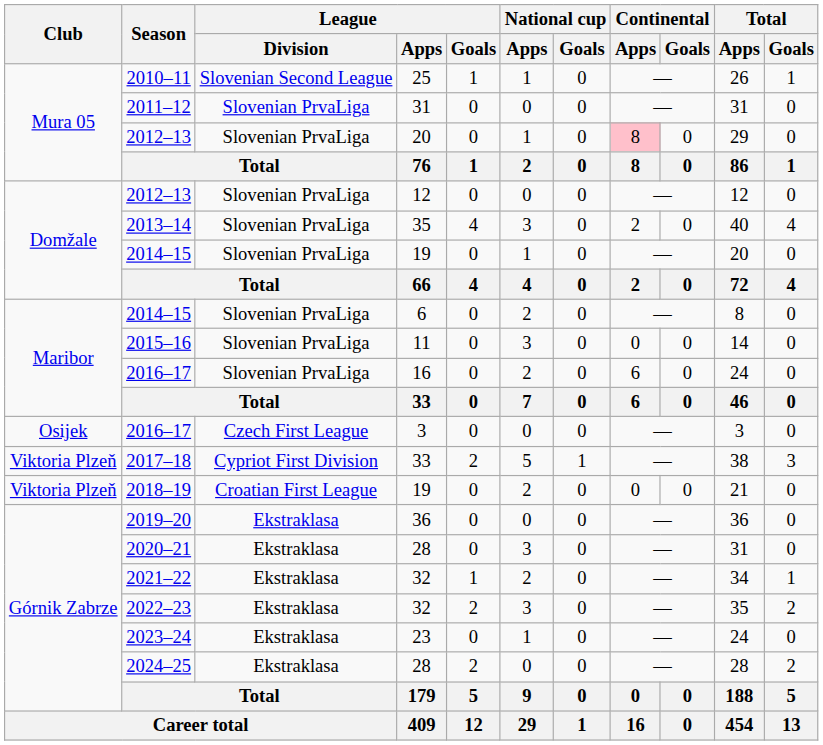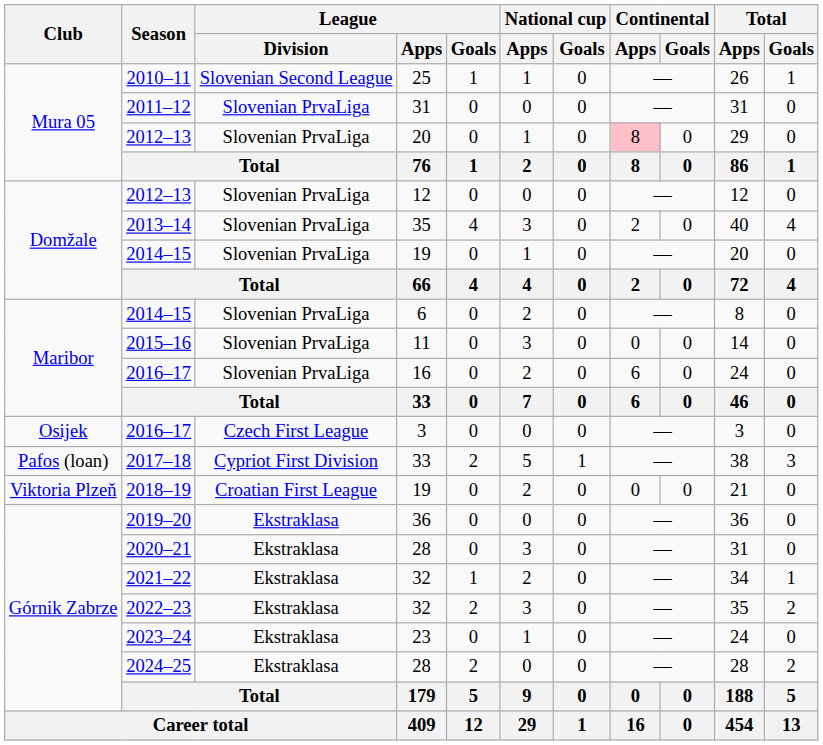(63, 460) Viktoria Plzeň -> (63, 460) Pafos (loan)
